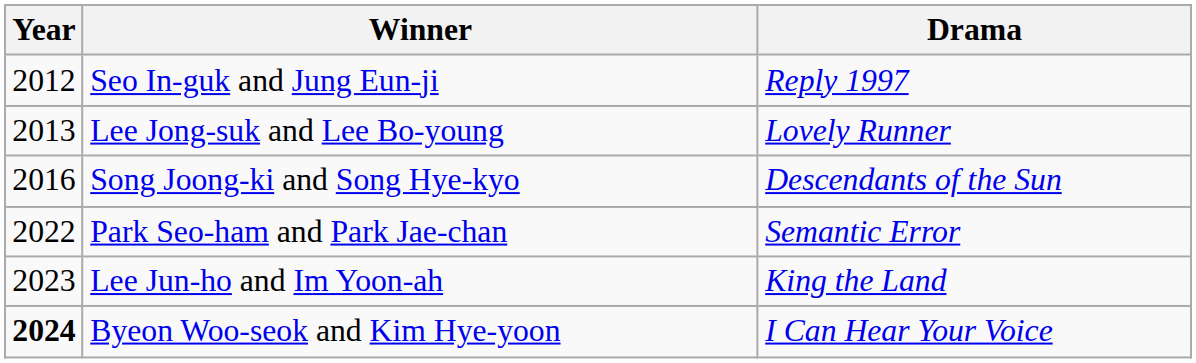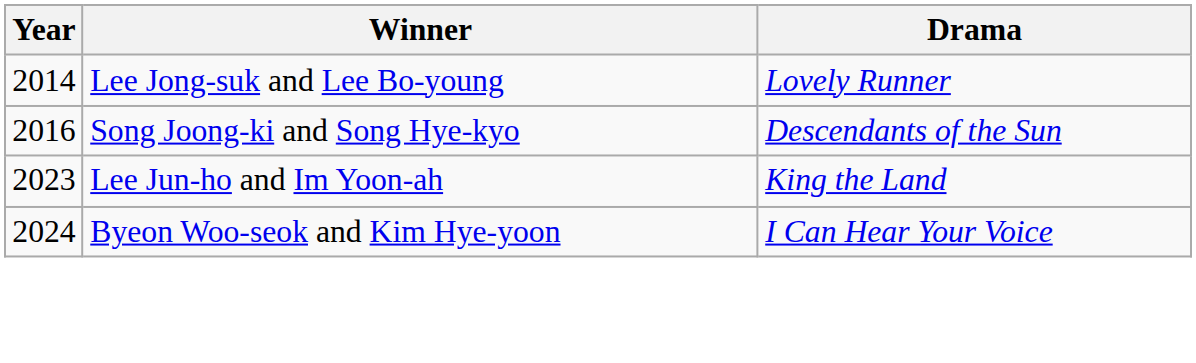- row: (264, 79)
(44, 130) 2013 -> (44, 79) 2014
- row: (299, 230)
(44, 331) bold -> (44, 230) normal
